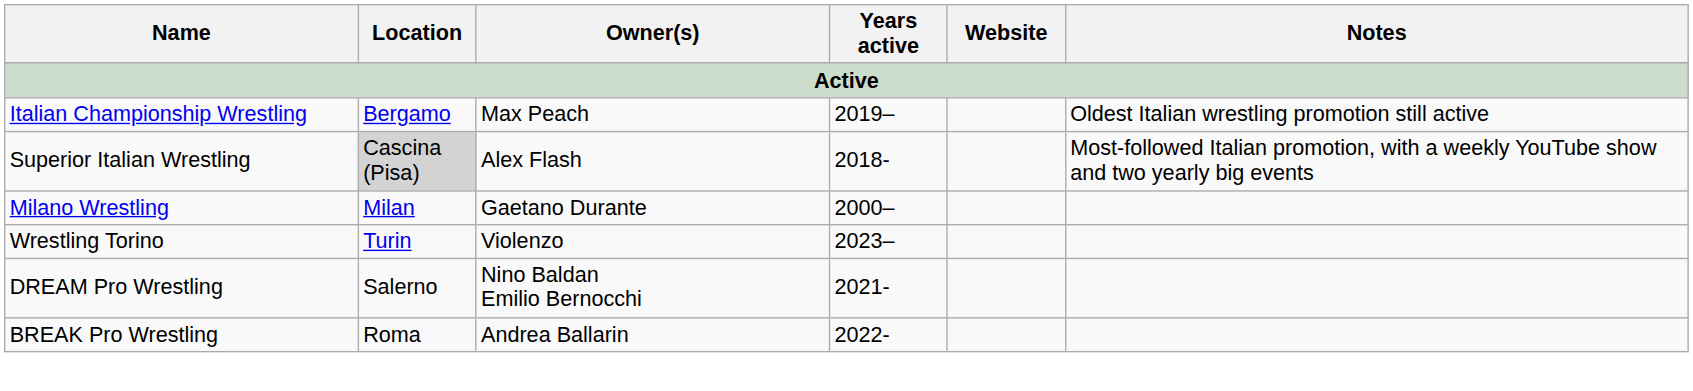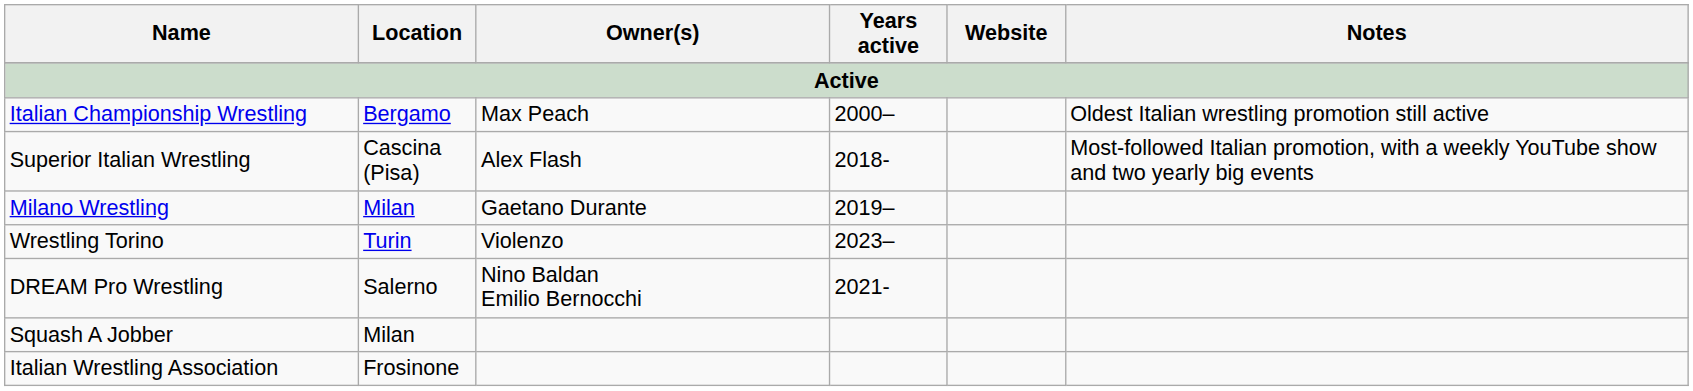(865, 114) 2019– -> (865, 114) 2000–
(402, 160) lightgrey background -> (402, 160) no background
(865, 207) 2000– -> (865, 207) 2019–
- row: (114, 334)
+ row: (91, 334)
+ row: (144, 368)
